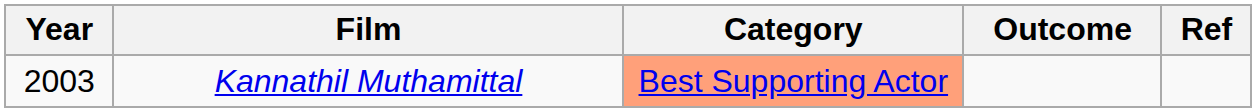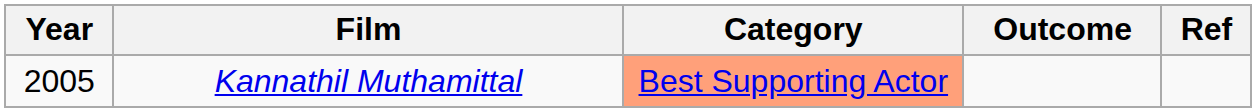(59, 80) 2003 -> (59, 80) 2005
